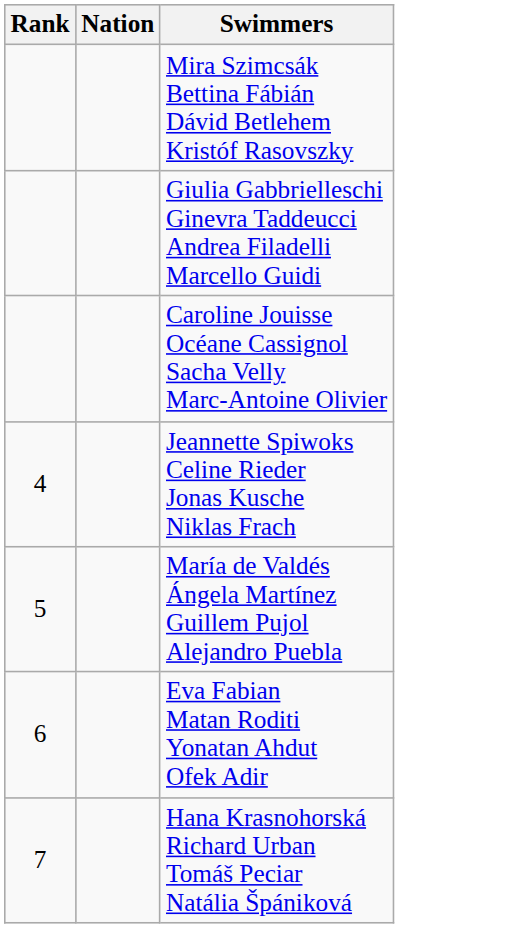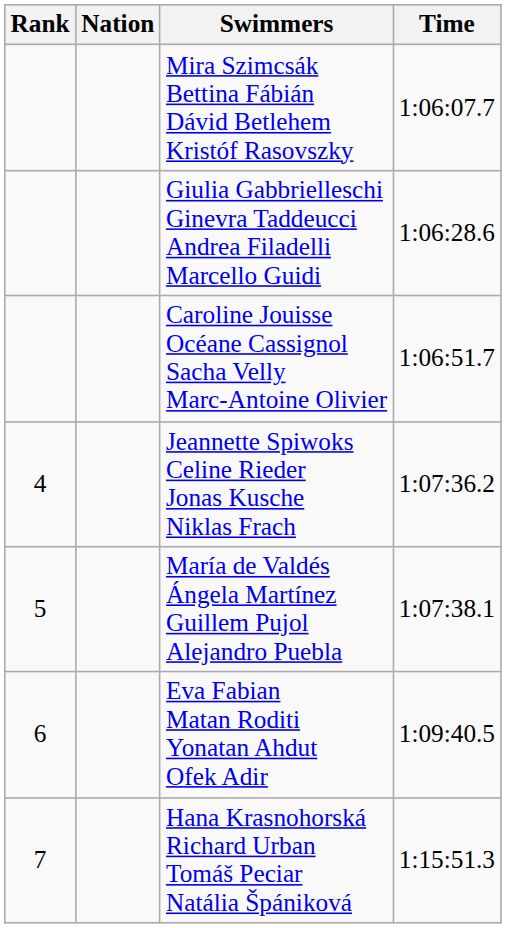+ column: (447, 24)
